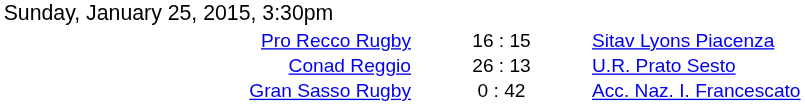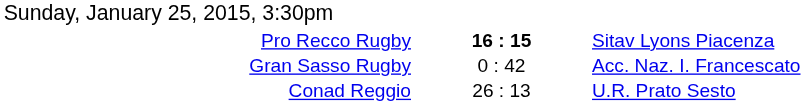(502, 40) normal -> (501, 40) bold
rows swapped: (350, 65) <-> (330, 91)
